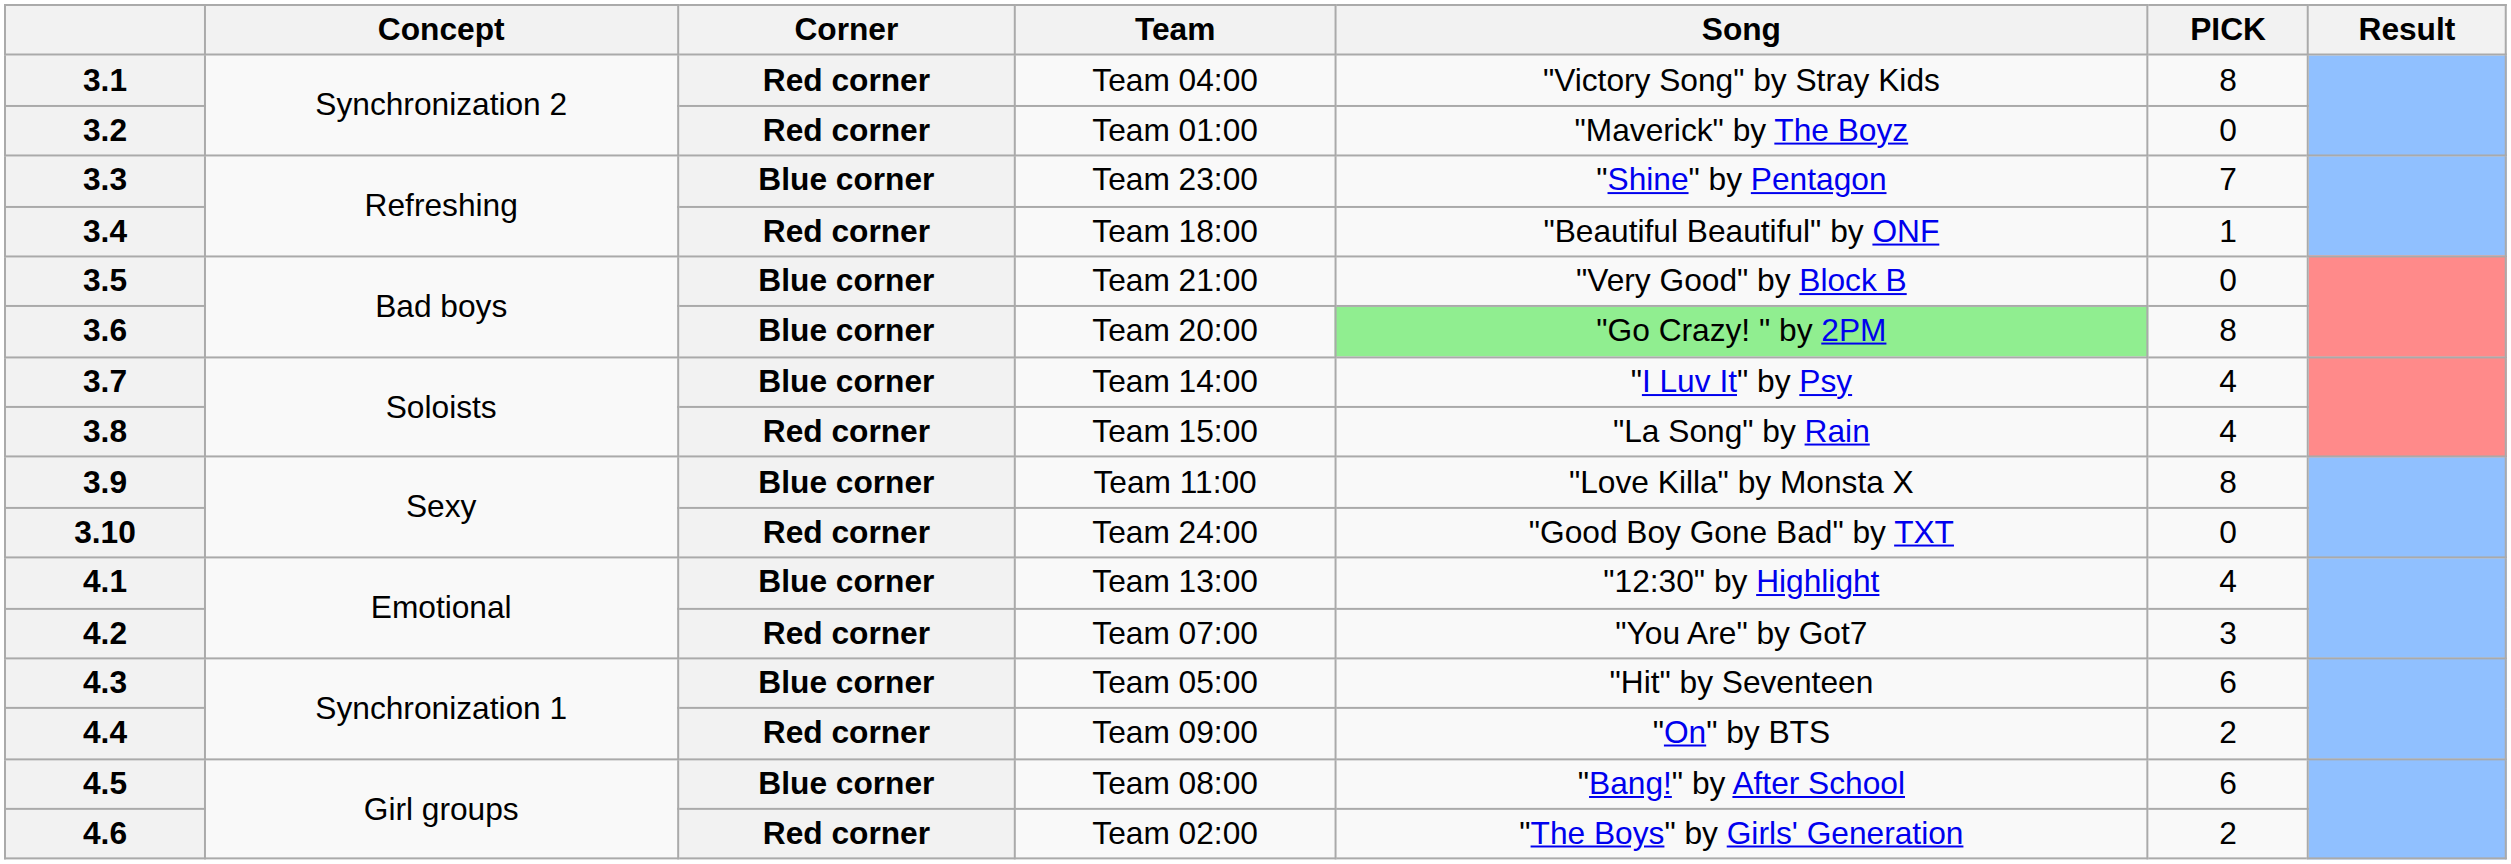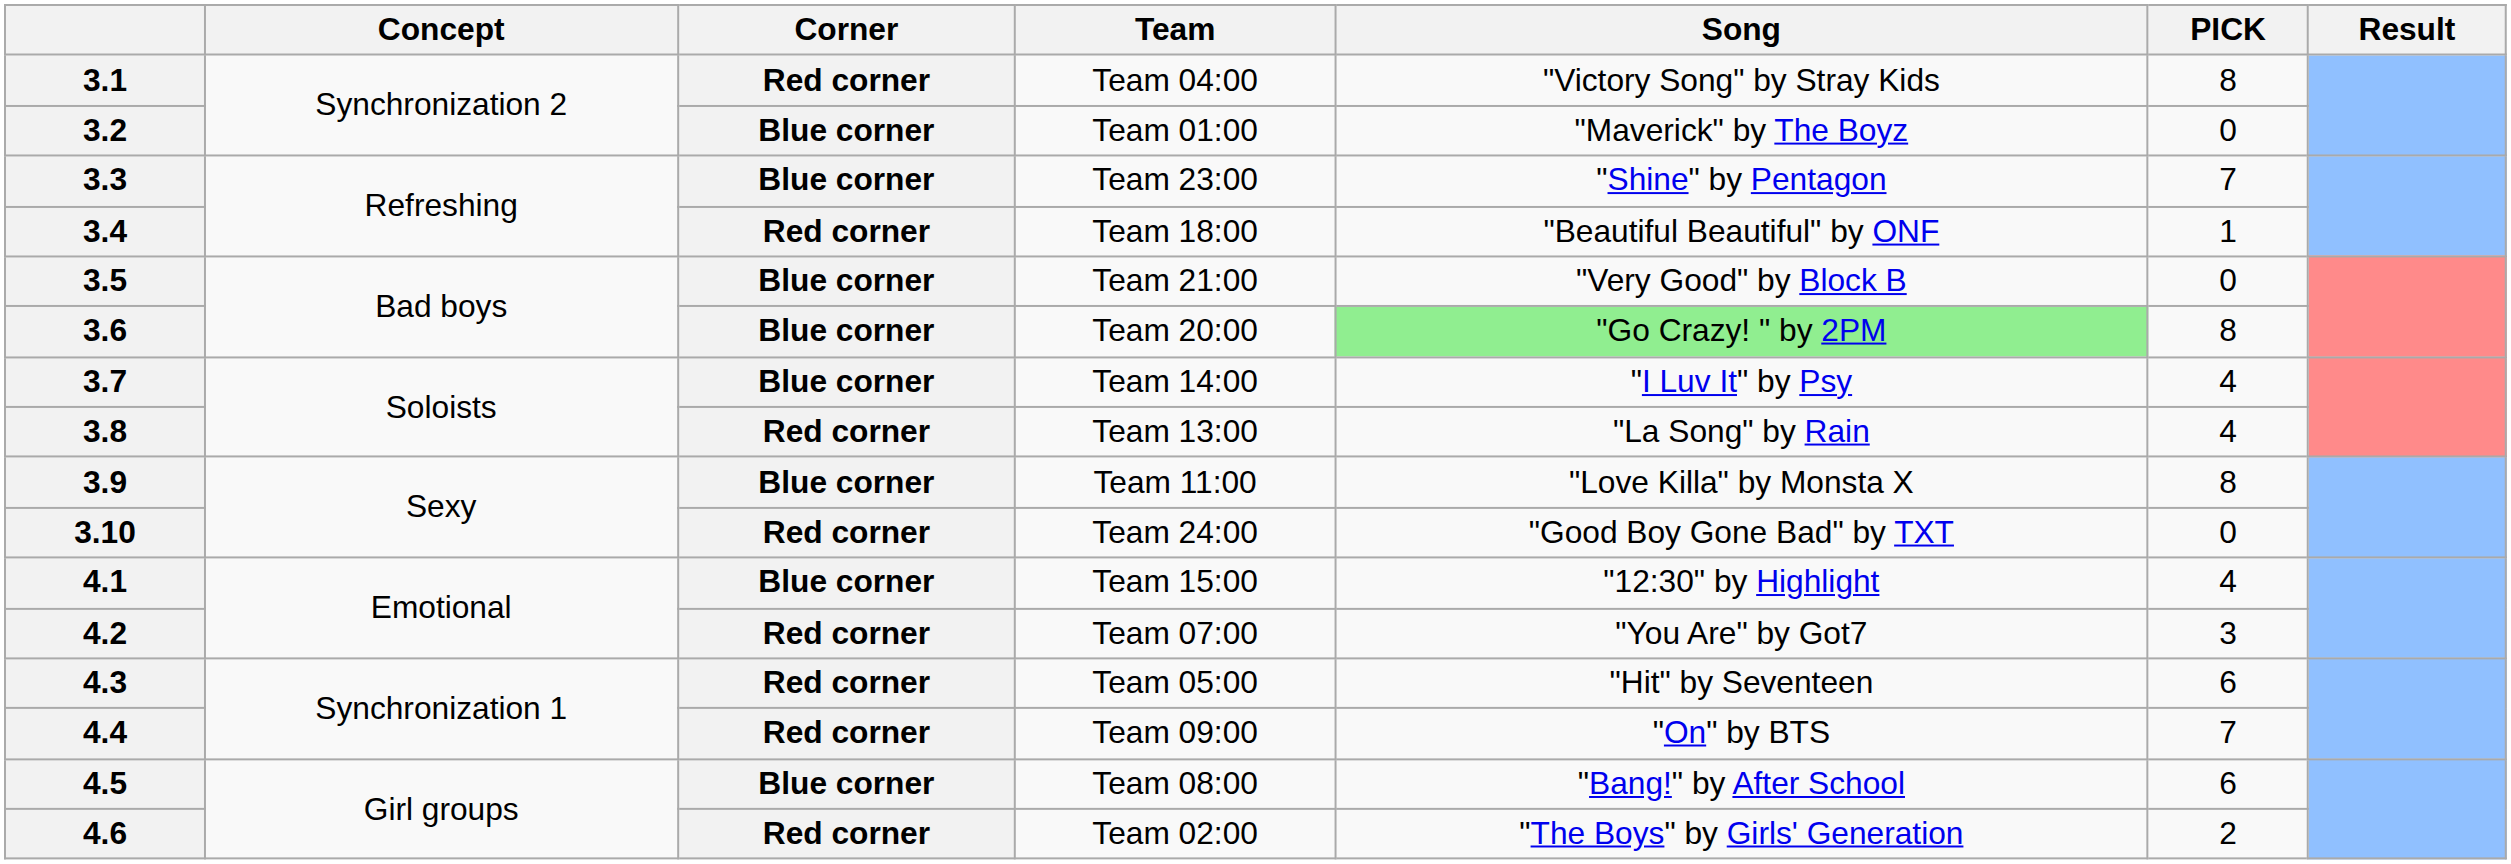(846, 130) Red corner -> (846, 130) Blue corner
(1175, 431) Team 15:00 -> (1175, 431) Team 13:00
(1175, 582) Team 13:00 -> (1175, 582) Team 15:00
(846, 682) Blue corner -> (846, 682) Red corner
(2228, 733) 2 -> (2228, 733) 7
